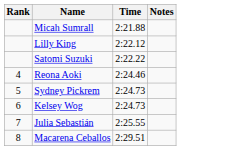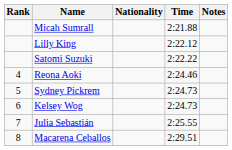+ column: (139, 12)
